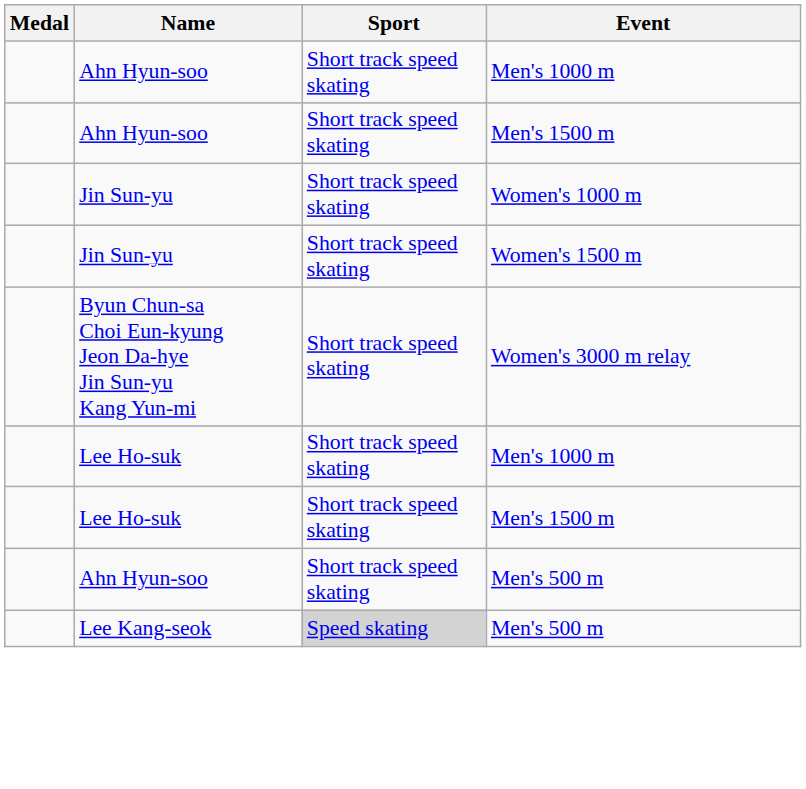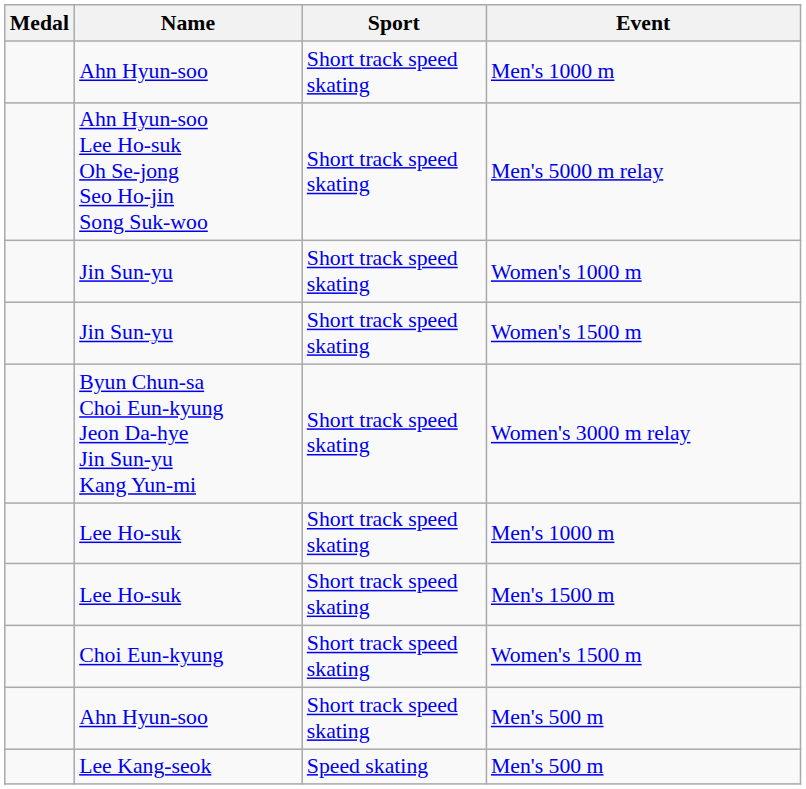- row: (143, 133)
+ row: (143, 171)
+ row: (151, 656)
(367, 627) lightgrey background -> (367, 766) no background
